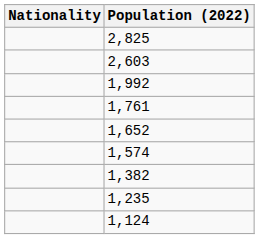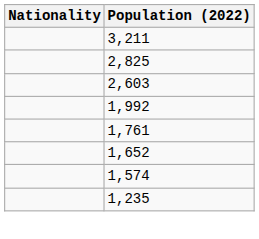+ row: (129, 39)
- row: (129, 176)
- row: (129, 222)
